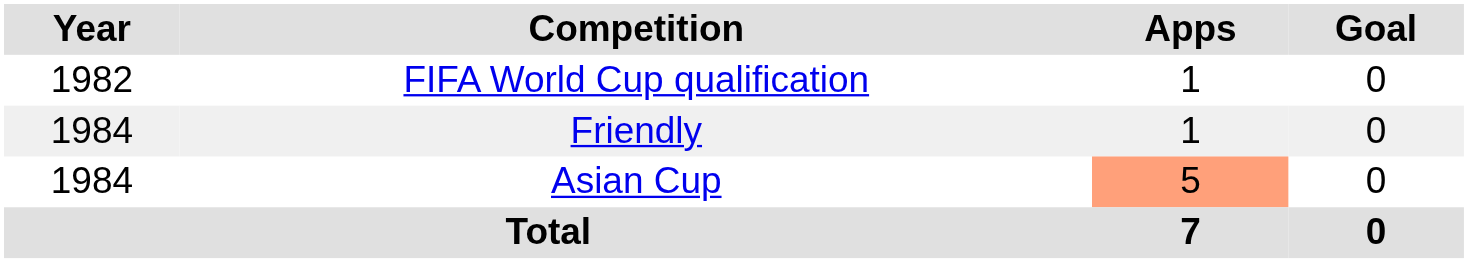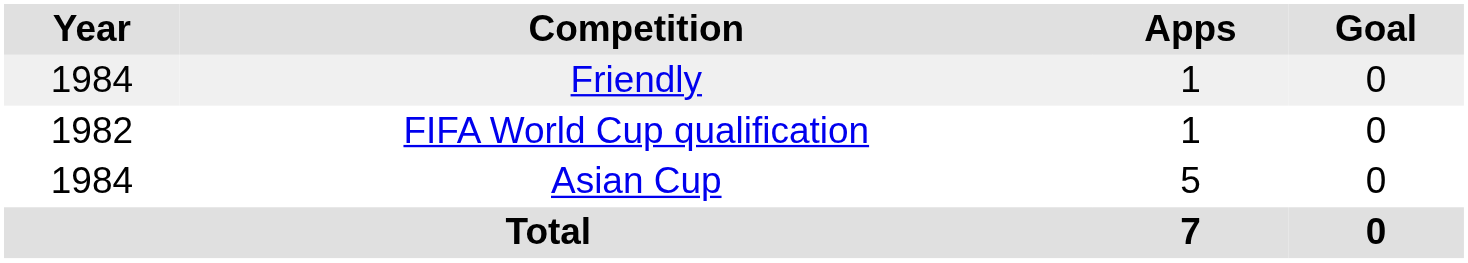rows swapped: (636, 79) <-> (636, 130)
(1190, 181) lightsalmon background -> (1190, 181) no background
